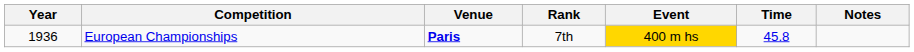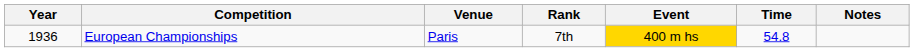(444, 36) bold -> (443, 36) normal
(777, 36) 45.8 -> (777, 36) 54.8
